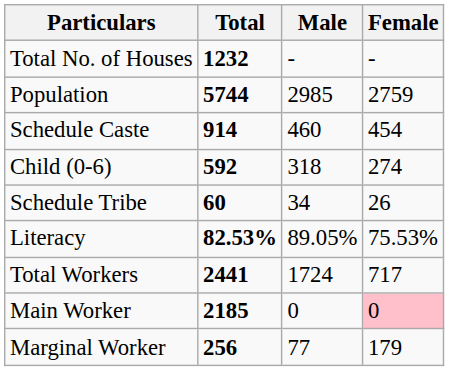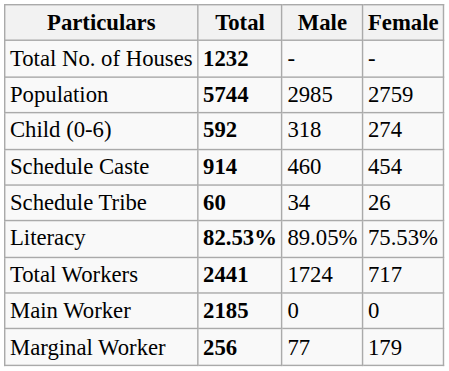rows swapped: (61, 166) <-> (80, 130)
(374, 310) pink background -> (374, 310) no background
